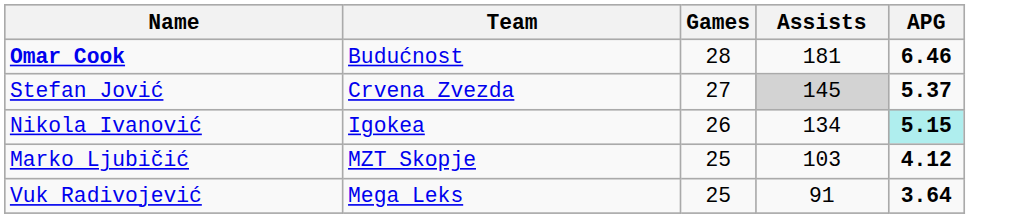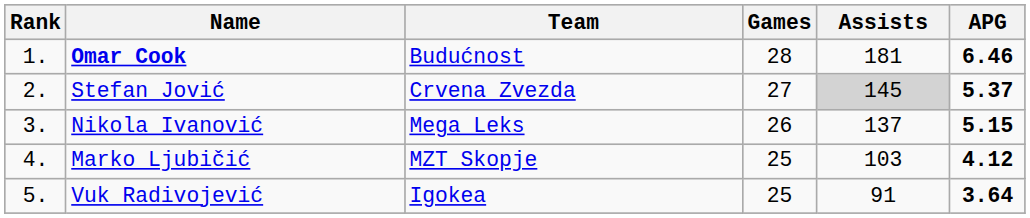+ column: (35, 22)
(386, 126) Igokea -> (467, 126) Mega Leks
(822, 126) 134 -> (883, 126) 137
(926, 126) paleturquoise background -> (988, 126) no background
(406, 196) Mega Leks -> (448, 196) Igokea
